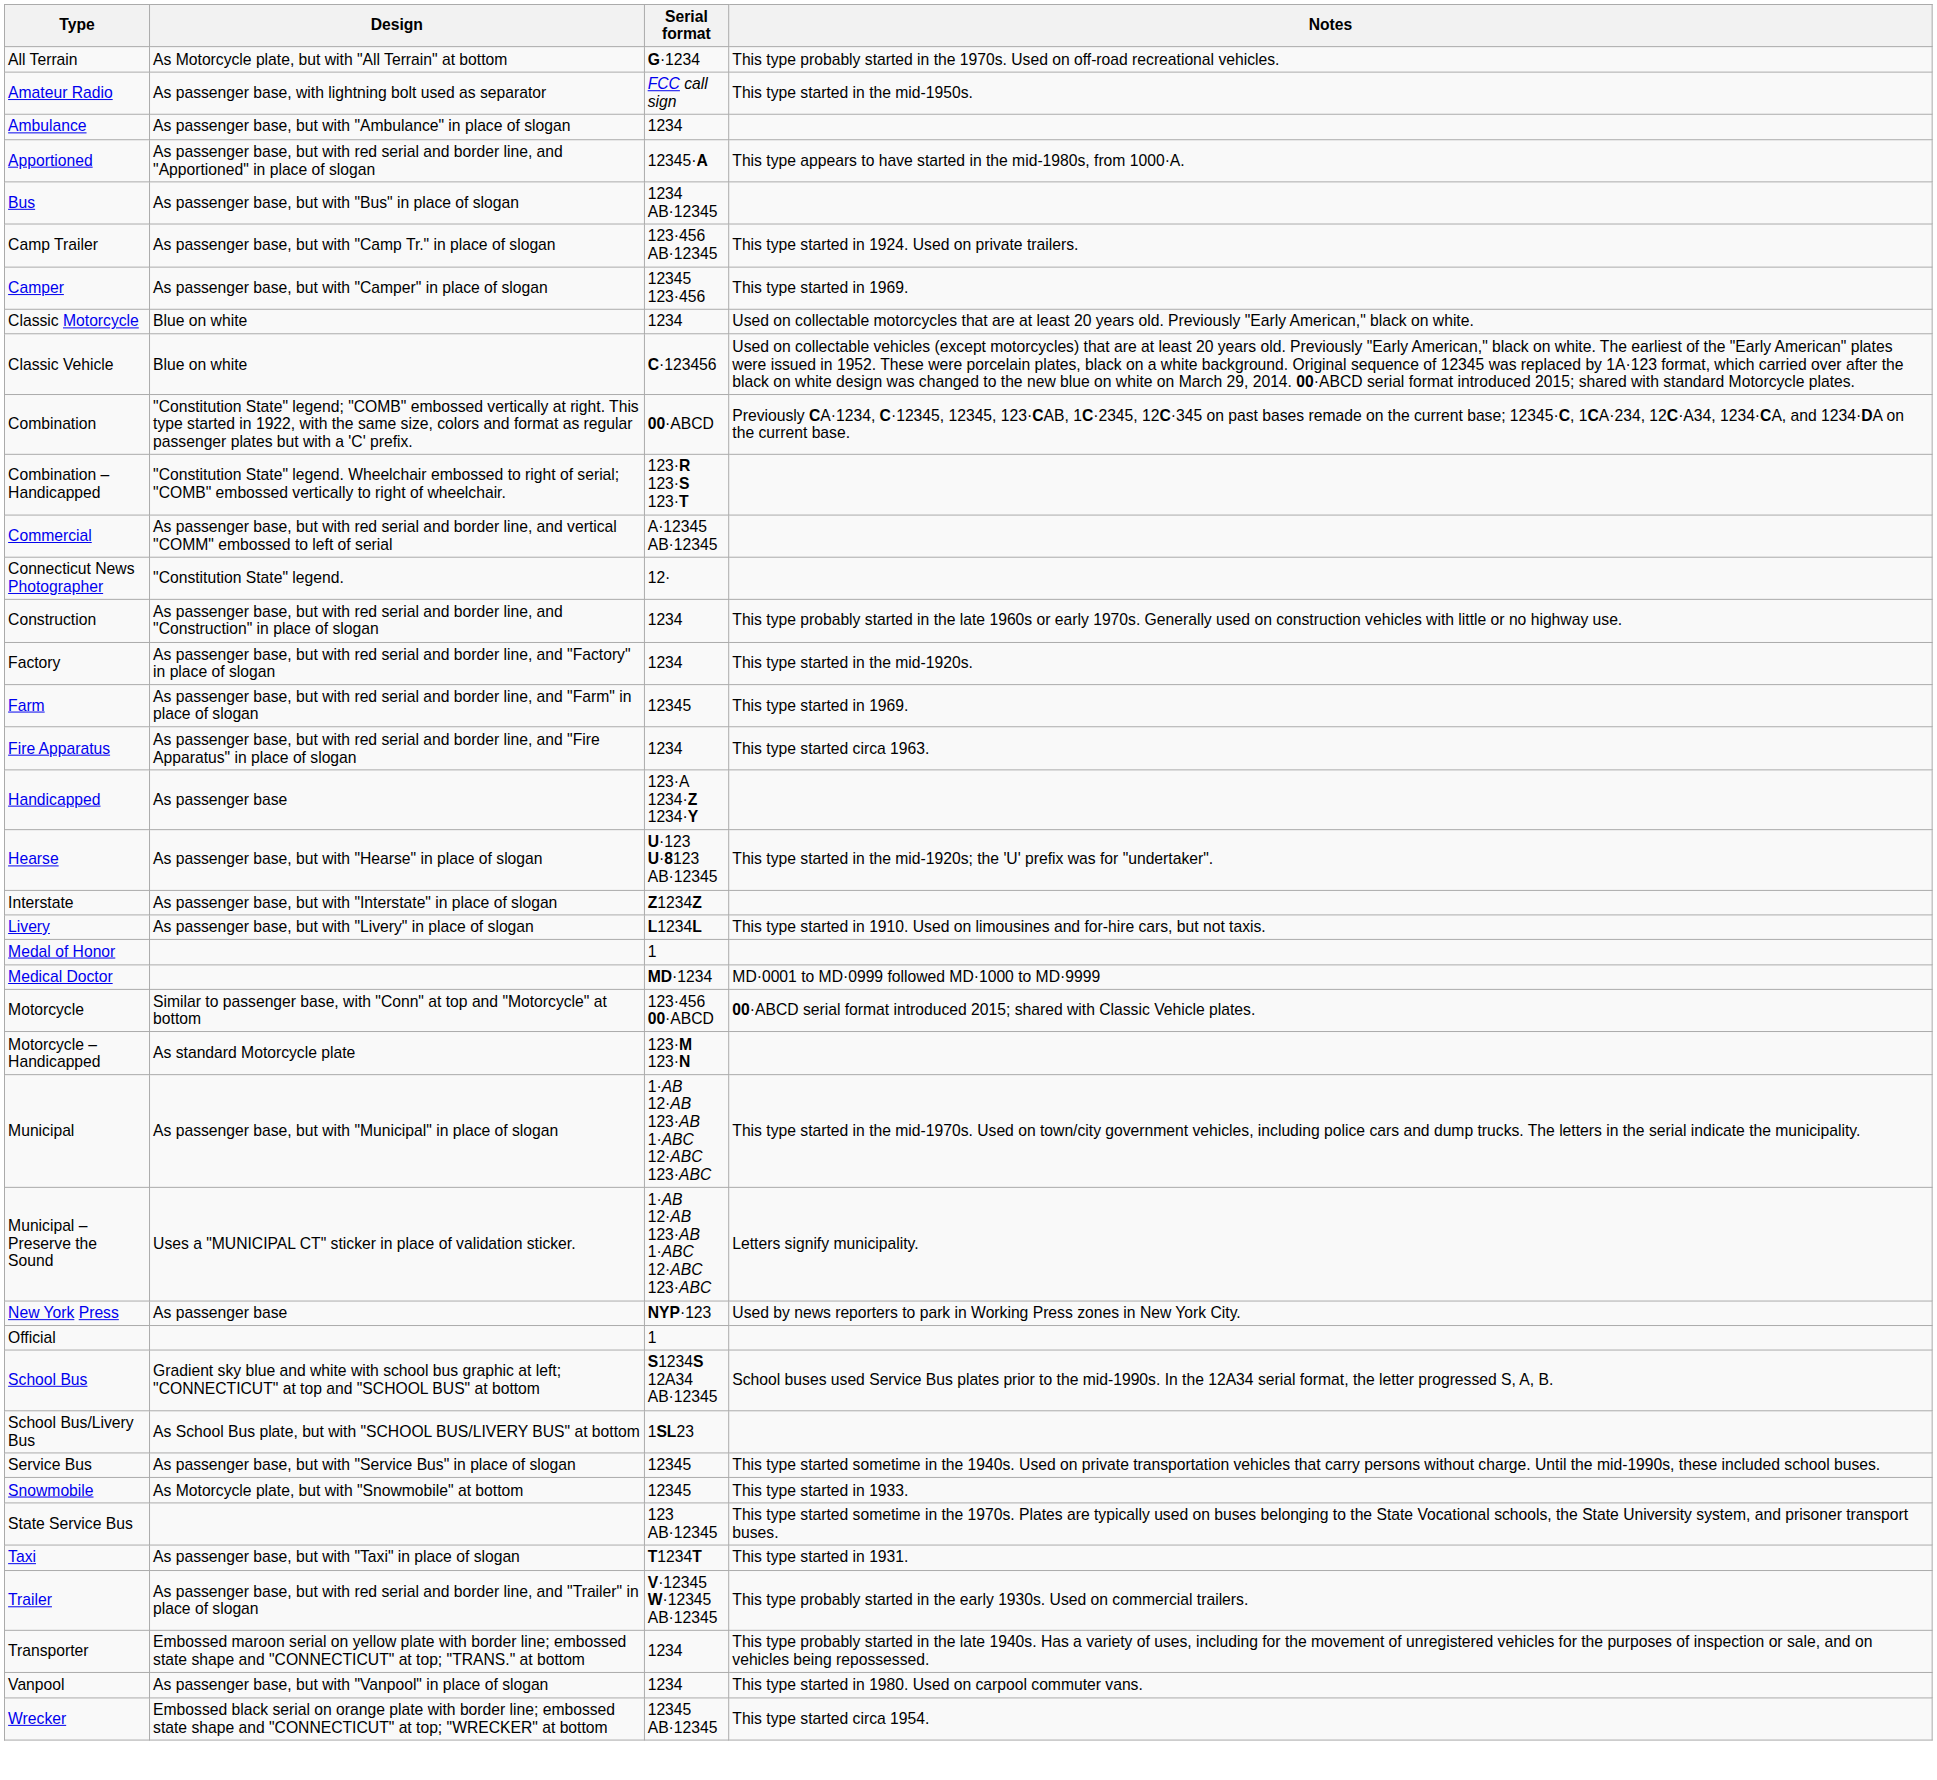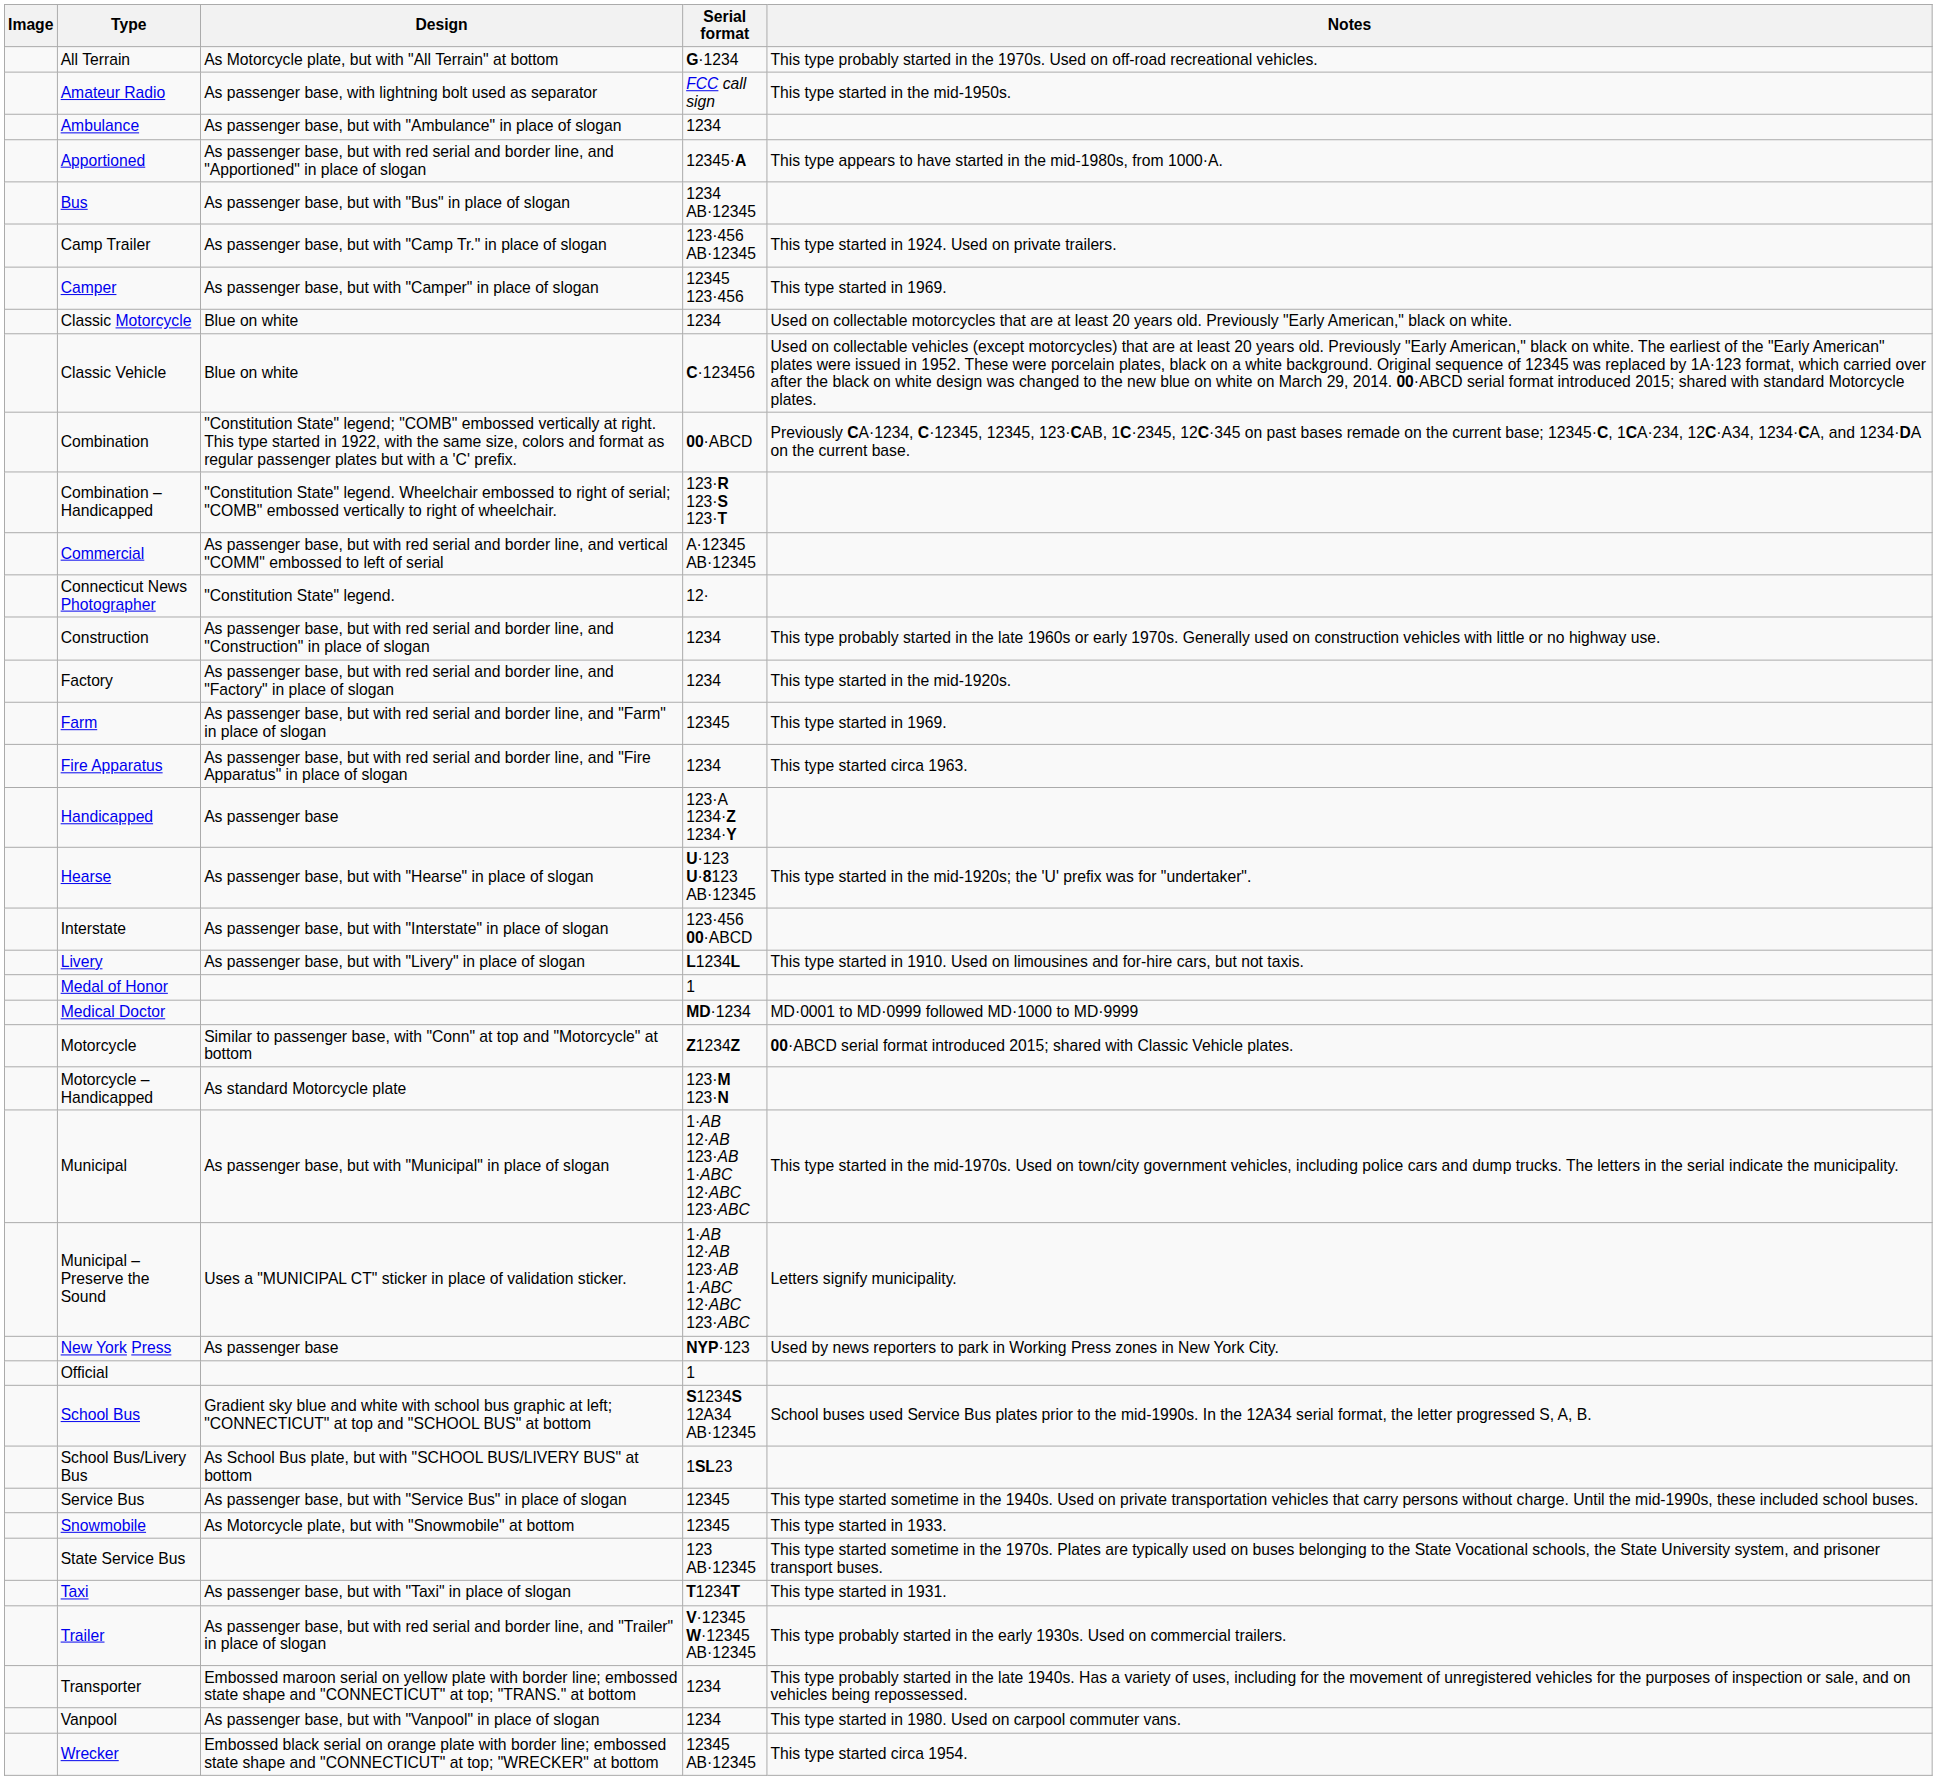+ column: (31, 25)
(675, 902) Z1234Z -> (719, 928) 123·456 00·ABCD
(681, 1010) 123·456 00·ABCD -> (713, 1045) Z1234Z
